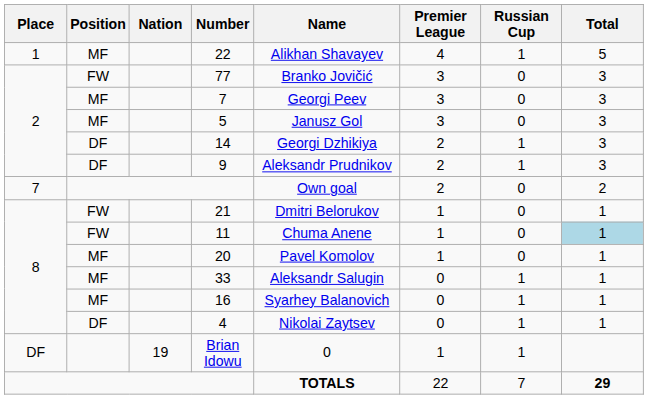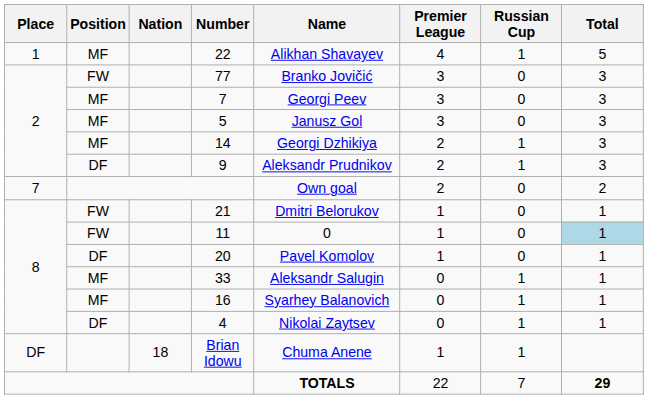(98, 144) DF -> (98, 144) MF
(327, 233) Chuma Anene -> (327, 233) 0
(98, 255) MF -> (98, 255) DF
(160, 353) 19 -> (160, 353) 18
(327, 353) 0 -> (327, 353) Chuma Anene
